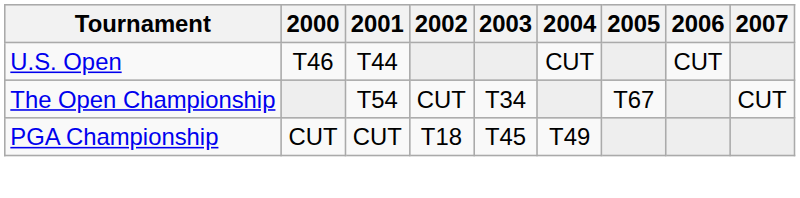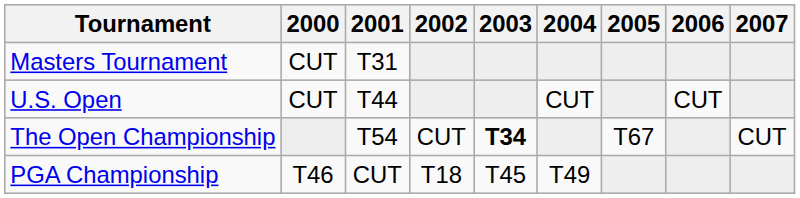+ row: (119, 62)
(313, 62) T46 -> (313, 99) CUT
(506, 99) normal -> (506, 137) bold
(313, 137) CUT -> (313, 175) T46
